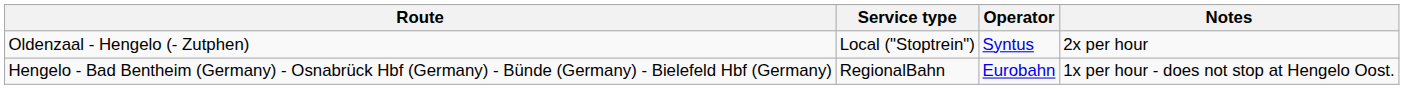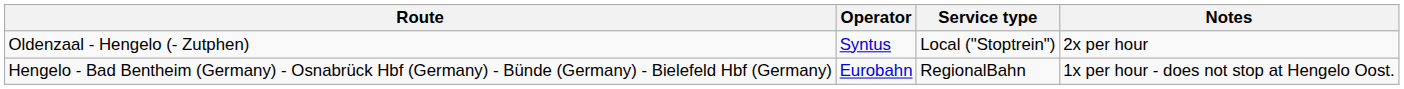columns swapped: (907, 17) <-> (1019, 17)
